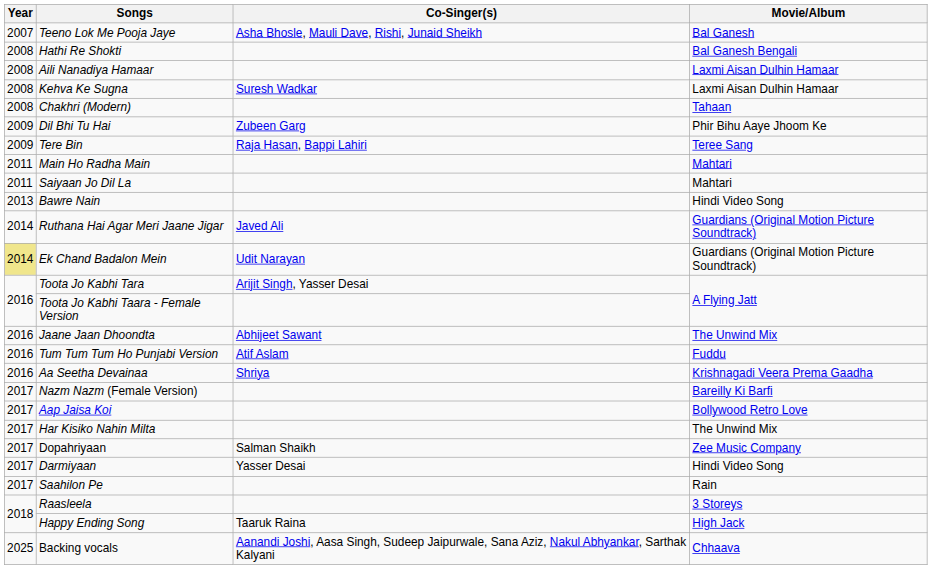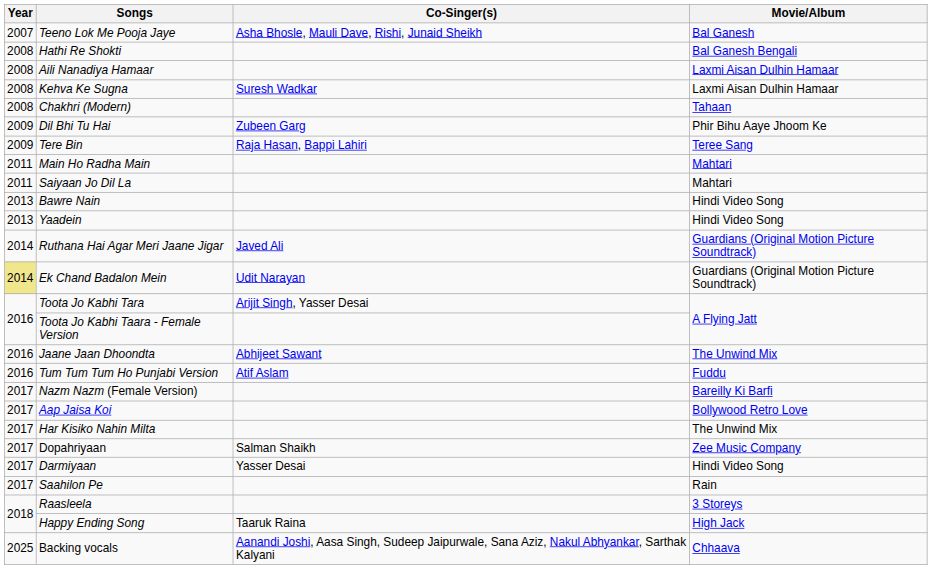+ row: (60, 220)
- row: (93, 373)
